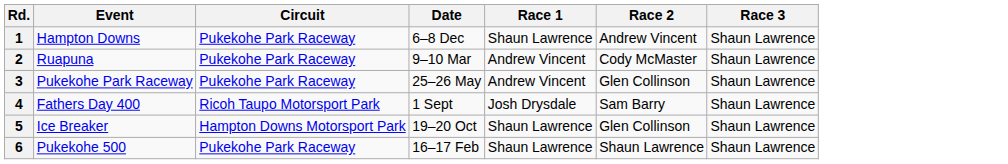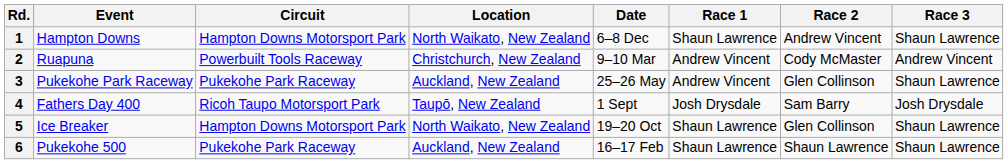+ column: (501, 16)
(277, 38) Pukekohe Park Raceway -> (302, 38) Hampton Downs Motorsport Park
(277, 60) Pukekohe Park Raceway -> (281, 60) Powerbuilt Tools Raceway
(763, 60) Shaun Lawrence -> (944, 60) Andrew Vincent
(763, 104) Shaun Lawrence -> (939, 104) Josh Drysdale
